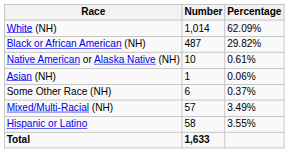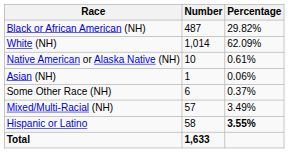rows swapped: (32, 28) <-> (76, 44)
(241, 124) normal -> (241, 124) bold
